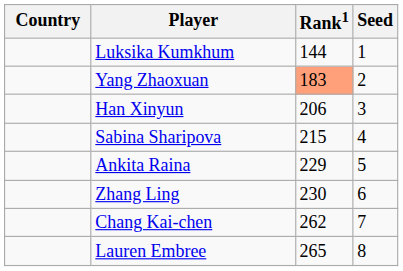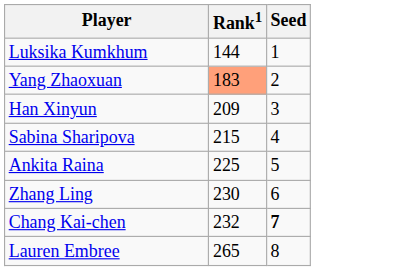- column: (48, 21)
(313, 108) 206 -> (226, 108) 209
(313, 165) 229 -> (226, 165) 225
(313, 222) 262 -> (226, 222) 232
(362, 222) normal -> (275, 222) bold
